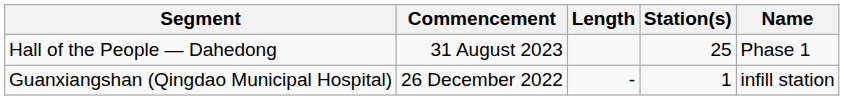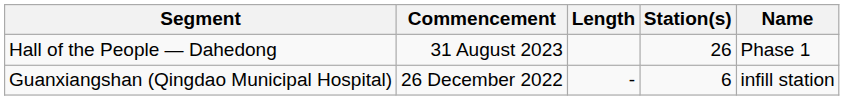(721, 49) 25 -> (721, 49) 26
(726, 79) 1 -> (726, 79) 6
